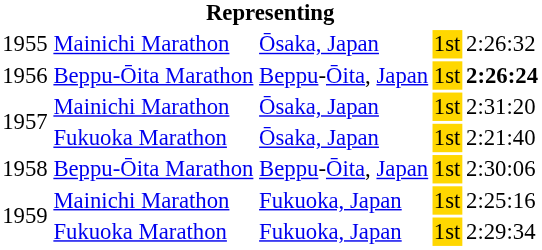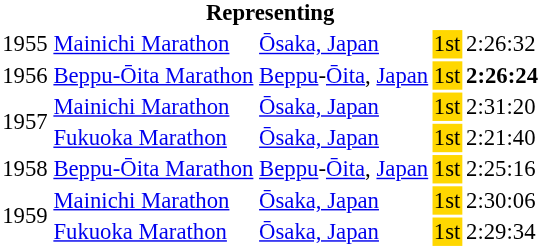(501, 169) 2:30:06 -> (501, 169) 2:25:16
(330, 200) Fukuoka, Japan -> (319, 200) Ōsaka, Japan
(501, 200) 2:25:16 -> (501, 200) 2:30:06
(330, 231) Fukuoka, Japan -> (319, 231) Ōsaka, Japan
